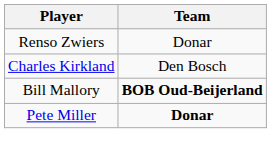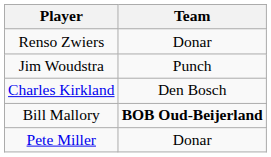+ row: (61, 66)
(192, 115) bold -> (192, 139) normal
